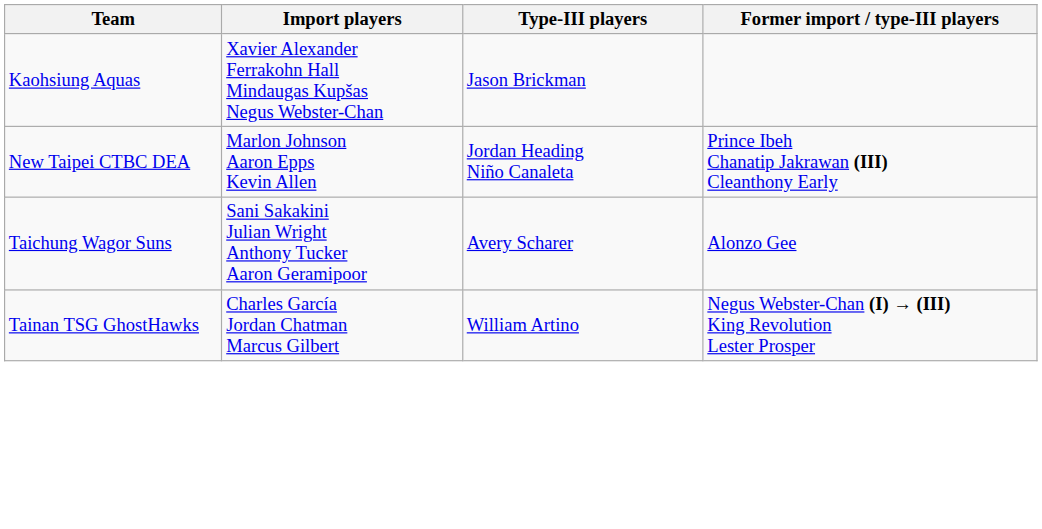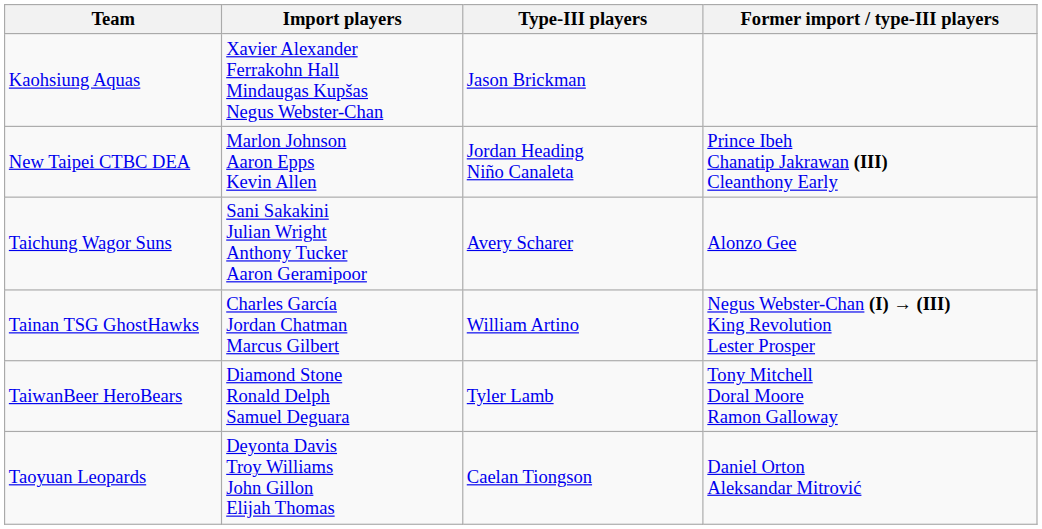+ row: (96, 396)
+ row: (78, 477)
